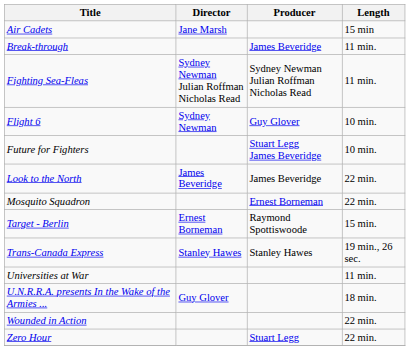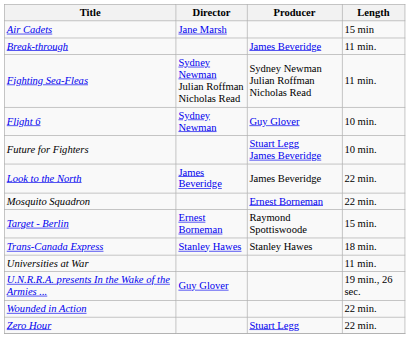(368, 252) 19 min., 26 sec. -> (361, 246) 18 min.
(361, 298) 18 min. -> (368, 286) 19 min., 26 sec.
